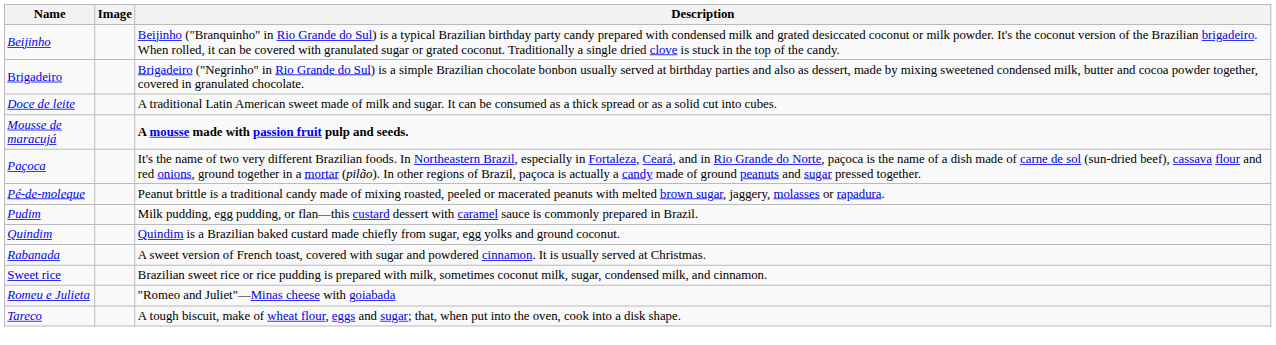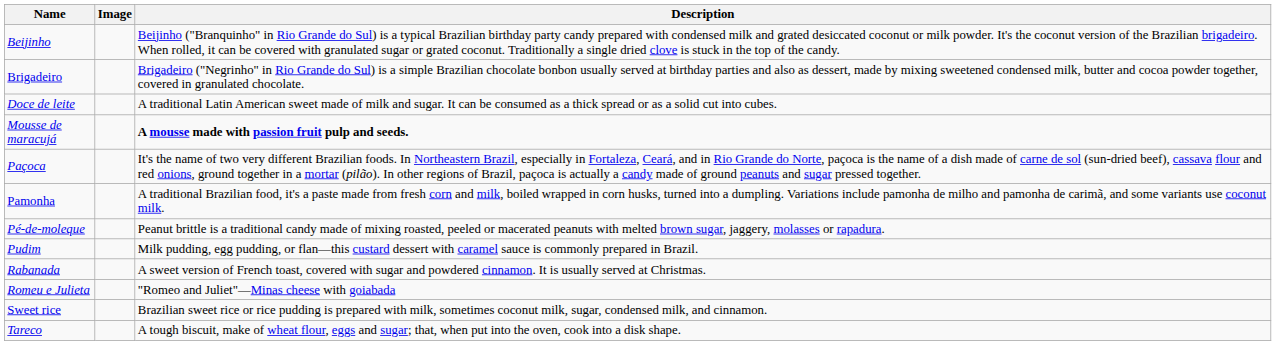+ row: (31, 201)
- row: (30, 234)
rows swapped: (49, 295) <-> (34, 275)
